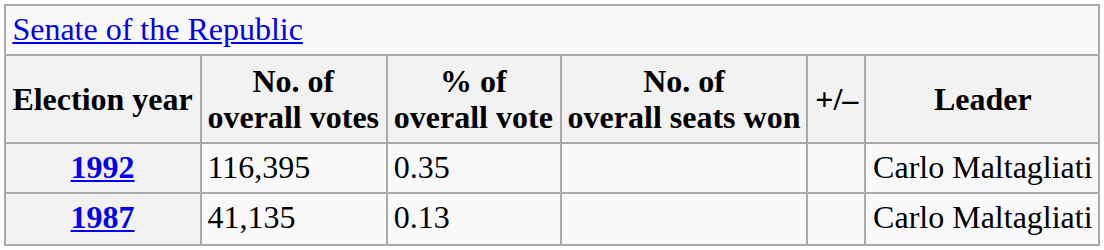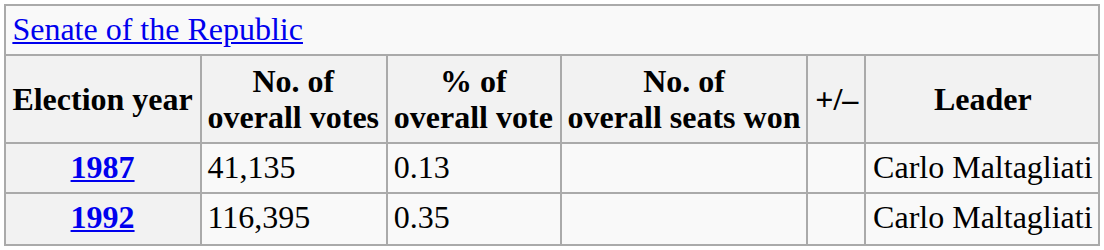rows swapped: (103, 218) <-> (103, 167)
